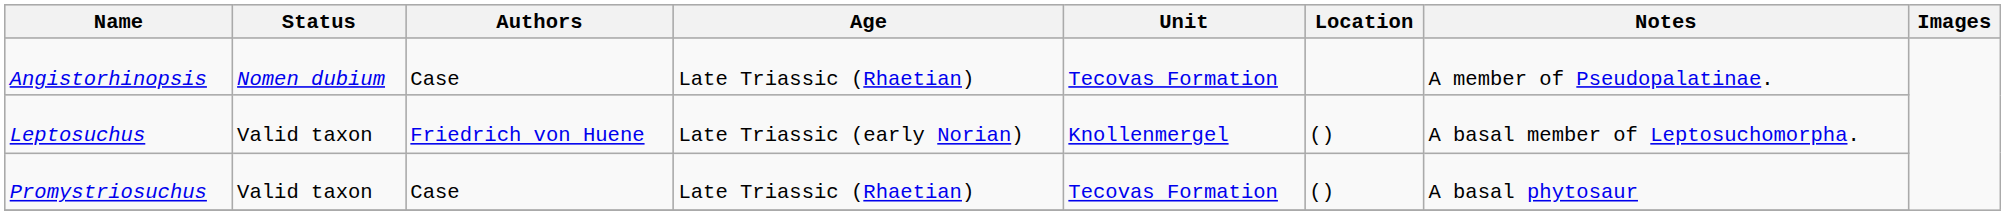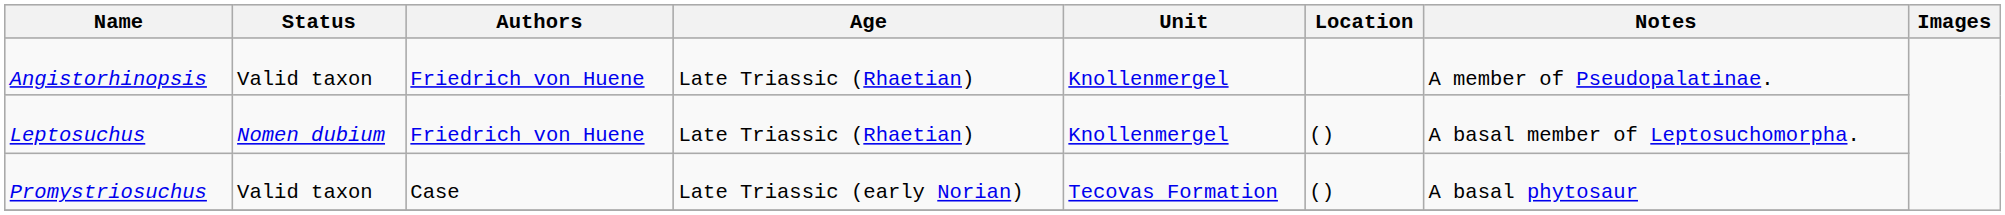(311, 79) Nomen dubium -> (305, 79) Valid taxon
(435, 79) Case -> (527, 79) Friedrich von Huene
(1173, 79) Tecovas Formation -> (1148, 79) Knollenmergel
(305, 136) Valid taxon -> (311, 136) Nomen dubium
(851, 136) Late Triassic (early Norian) -> (826, 136) Late Triassic (Rhaetian)
(826, 193) Late Triassic (Rhaetian) -> (851, 193) Late Triassic (early Norian)
